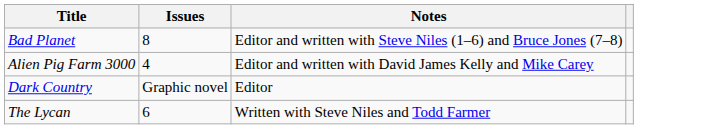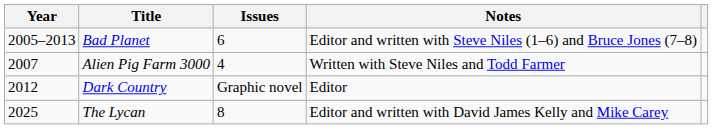+ column: (42, 16)
(146, 40) 8 -> (221, 40) 6
(414, 64) Editor and written with David James Kelly and Mike Carey -> (437, 64) Written with Steve Niles and Todd Farmer
(146, 111) 6 -> (221, 111) 8
(363, 111) Written with Steve Niles and Todd Farmer -> (489, 111) Editor and written with David James Kelly and Mike Carey
